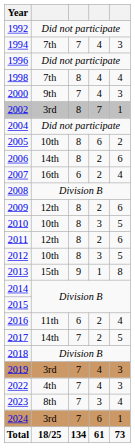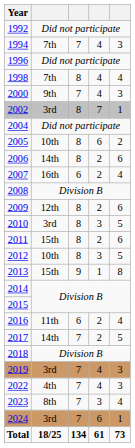(50, 223) 10th -> (50, 223) 3rd
(50, 239) 12th -> (50, 239) 15th
